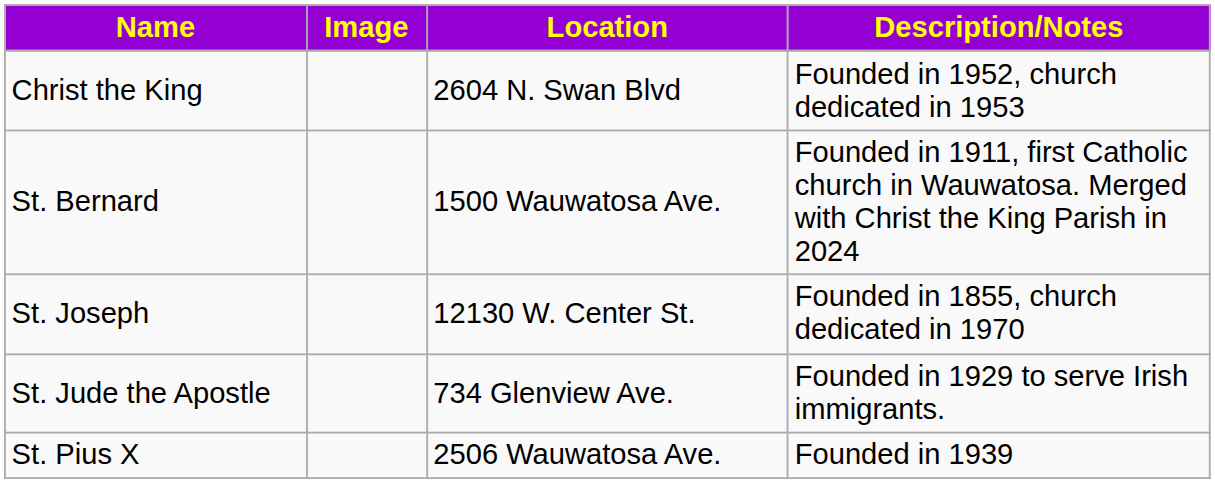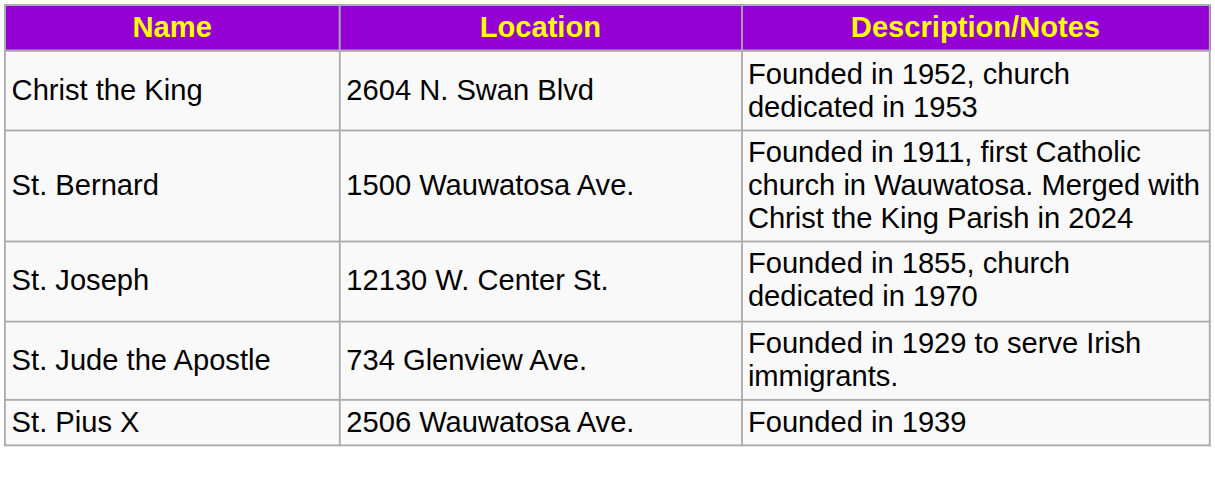- column: (366, 27)
